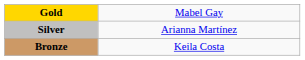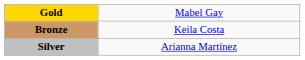rows swapped: (51, 30) <-> (51, 47)
